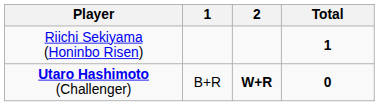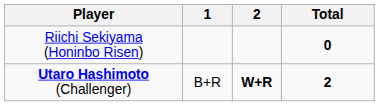(328, 44) 1 -> (328, 44) 0
(328, 82) 0 -> (328, 82) 2
